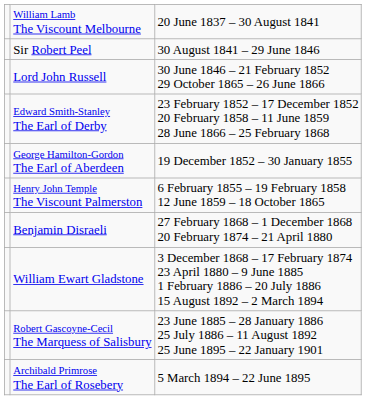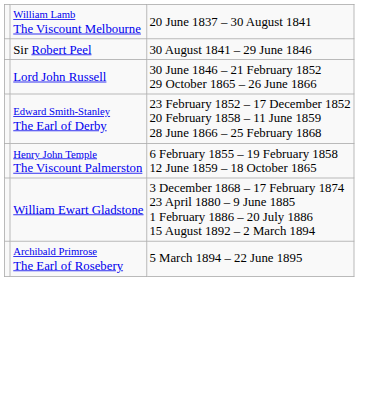- row: (69, 160)
- row: (60, 230)
- row: (82, 335)
